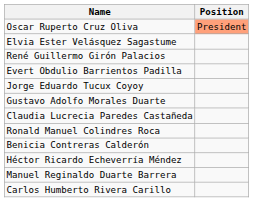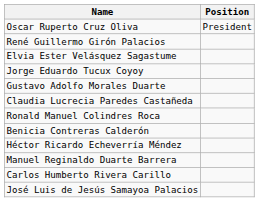(222, 27) lightsalmon background -> (227, 27) no background
rows swapped: (91, 41) <-> (86, 56)
- row: (94, 71)
+ row: (102, 190)
